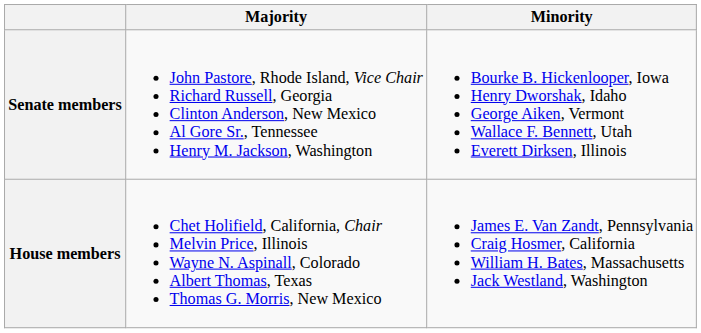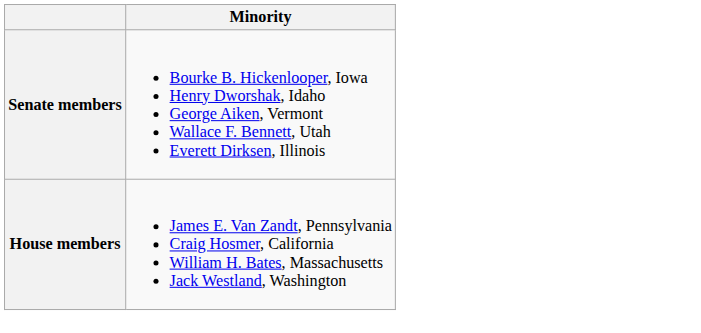- column: (276, 17)
